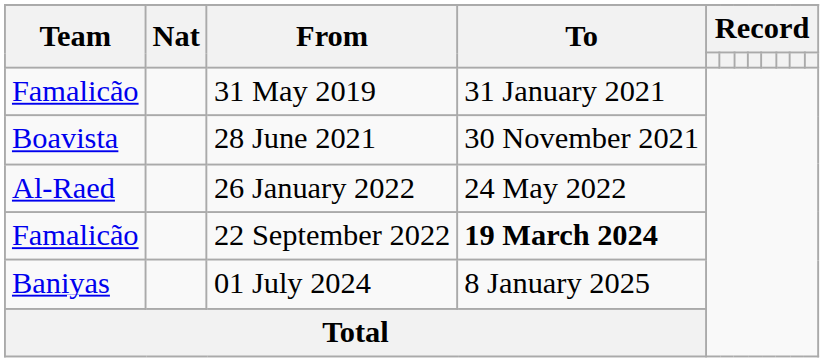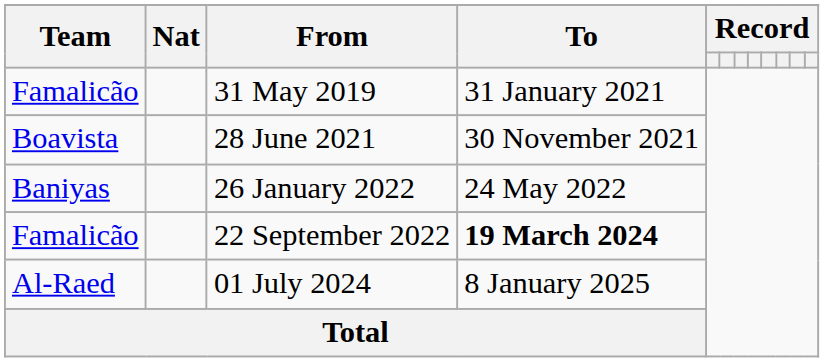(63, 187) Al-Raed -> (61, 187) Baniyas
(61, 283) Baniyas -> (63, 283) Al-Raed
